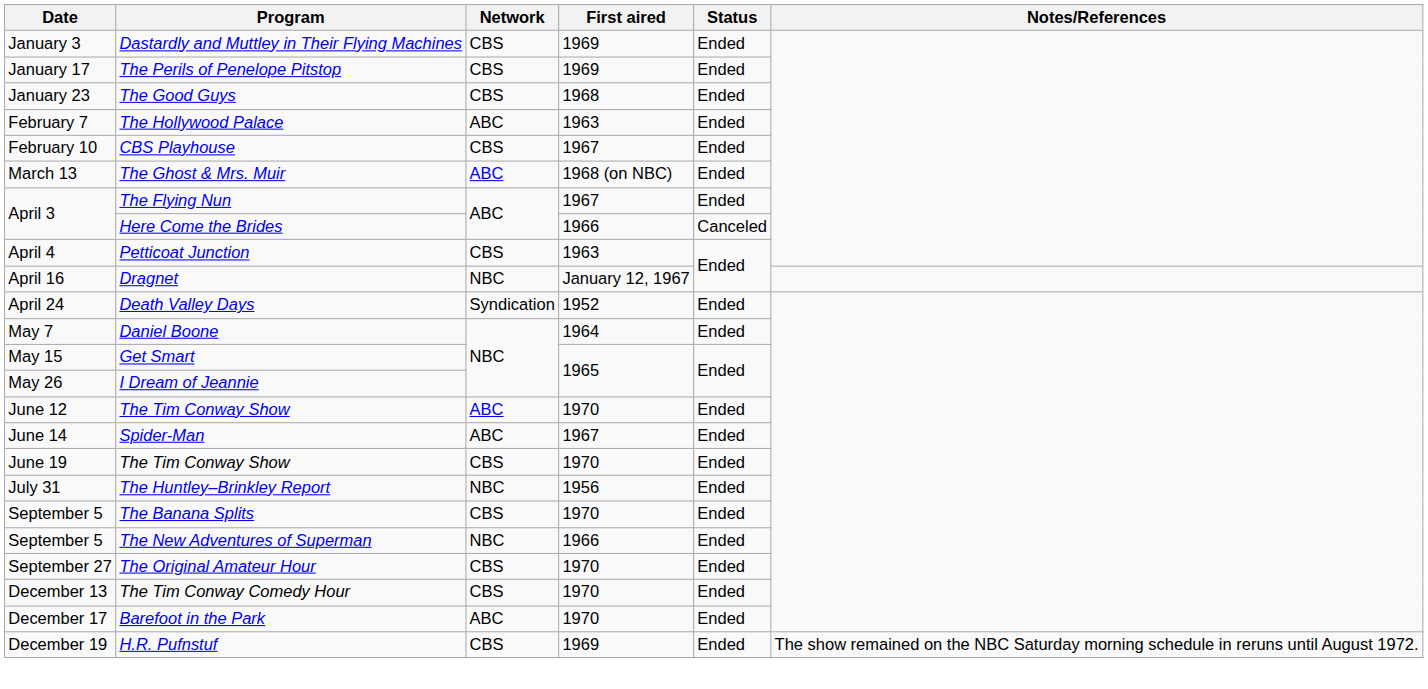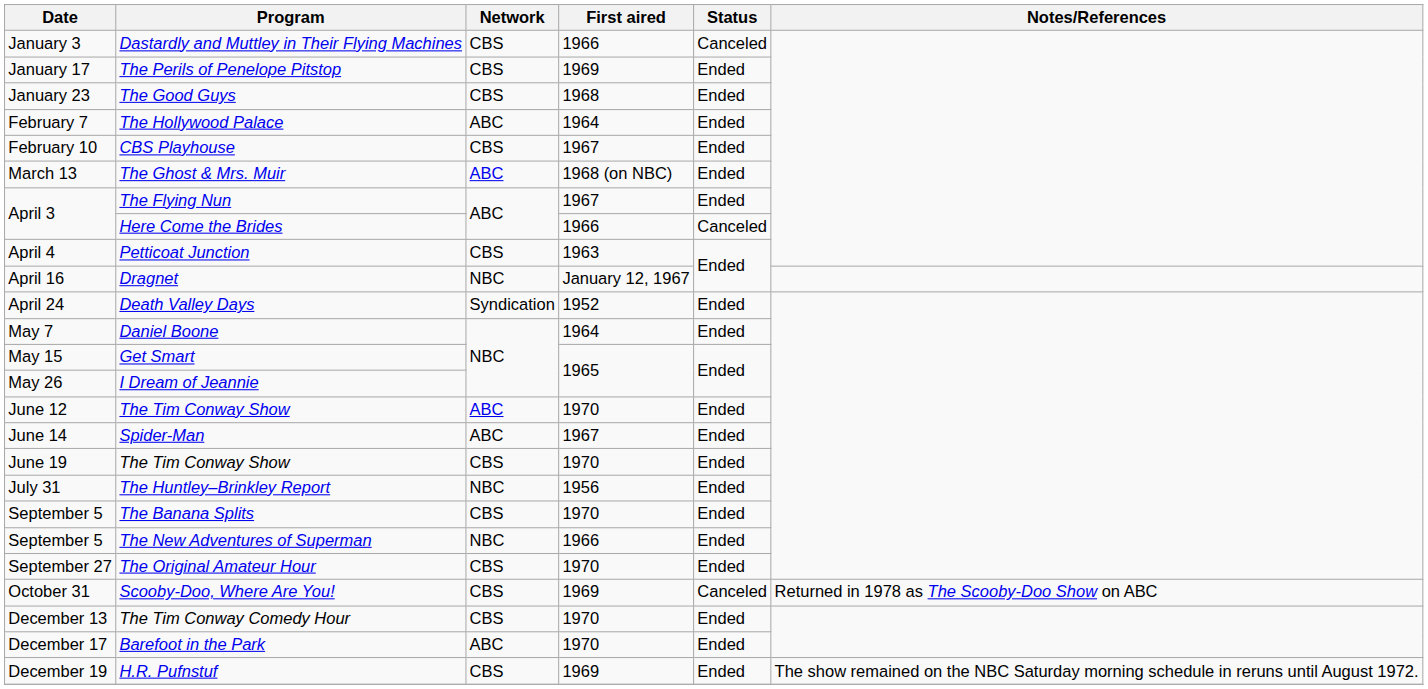(581, 43) 1969 -> (581, 43) 1966
(721, 43) Ended -> (732, 43) Canceled
(581, 122) 1963 -> (581, 122) 1964
+ row: (49, 592)
